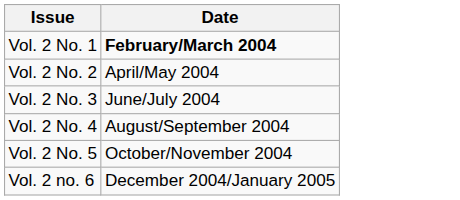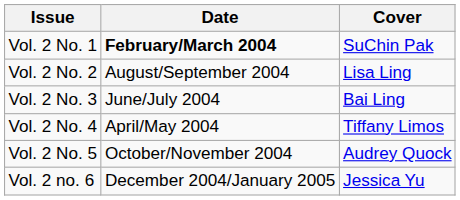+ column: (397, 18)
(162, 72) April/May 2004 -> (197, 72) August/September 2004
(197, 126) August/September 2004 -> (162, 126) April/May 2004
